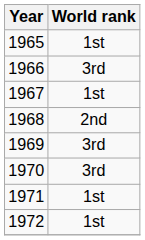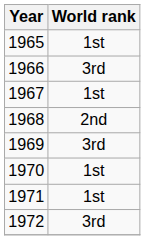(94, 171) 3rd -> (94, 171) 1st
(94, 222) 1st -> (94, 222) 3rd
